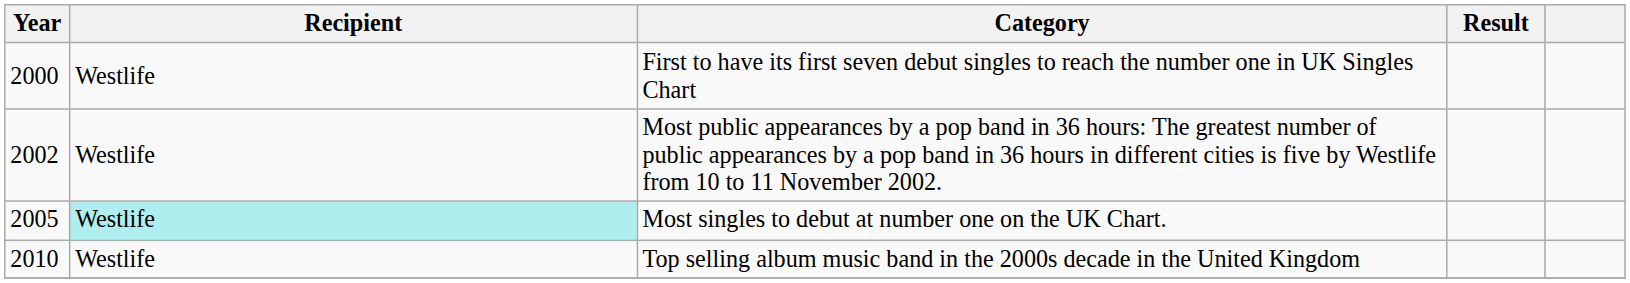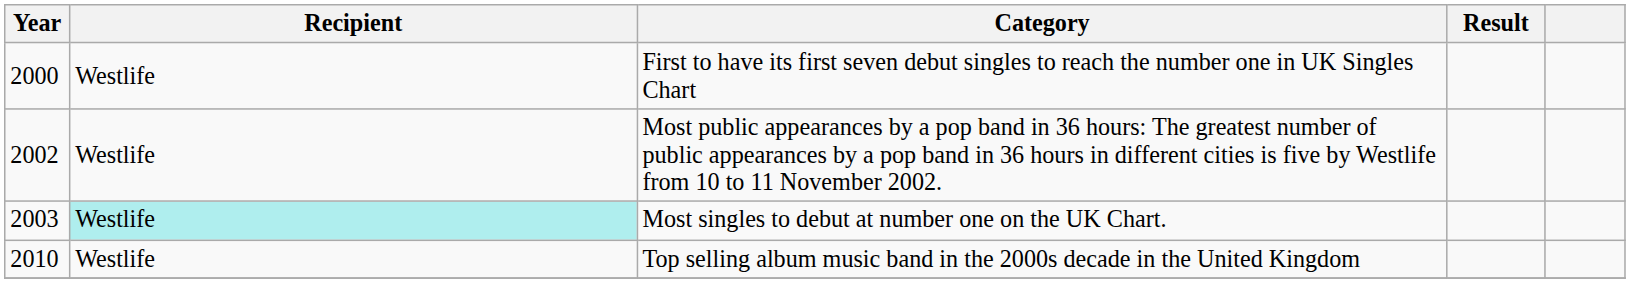(34, 220) 2005 -> (34, 220) 2003
